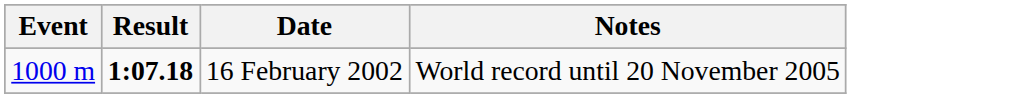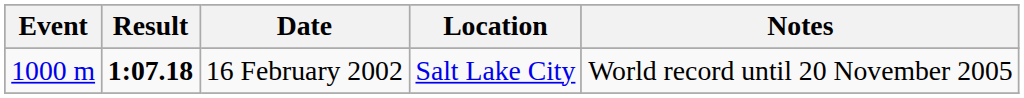+ column: (495, 26)
